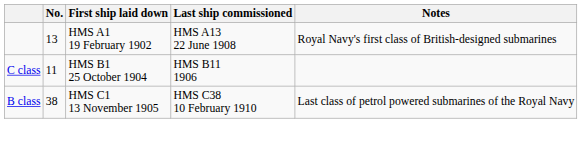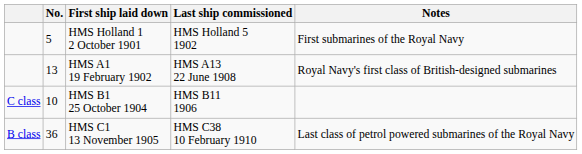+ row: (106, 38)
(51, 70) 11 -> (52, 102) 10
(52, 102) 38 -> (52, 133) 36
